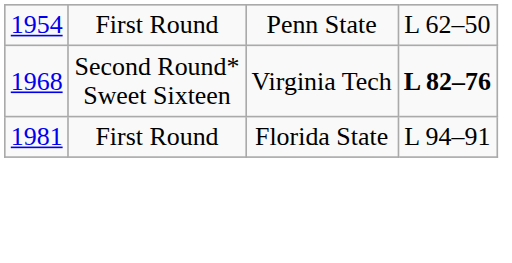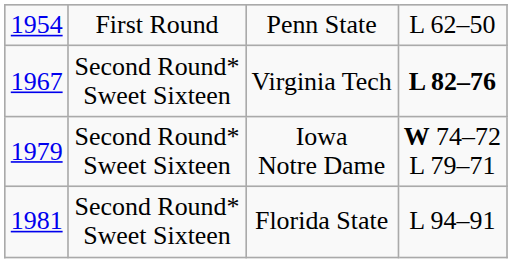(37, 80) 1968 -> (37, 80) 1967
+ row: (322, 151)
(157, 136) First Round -> (157, 221) Second Round* Sweet Sixteen
